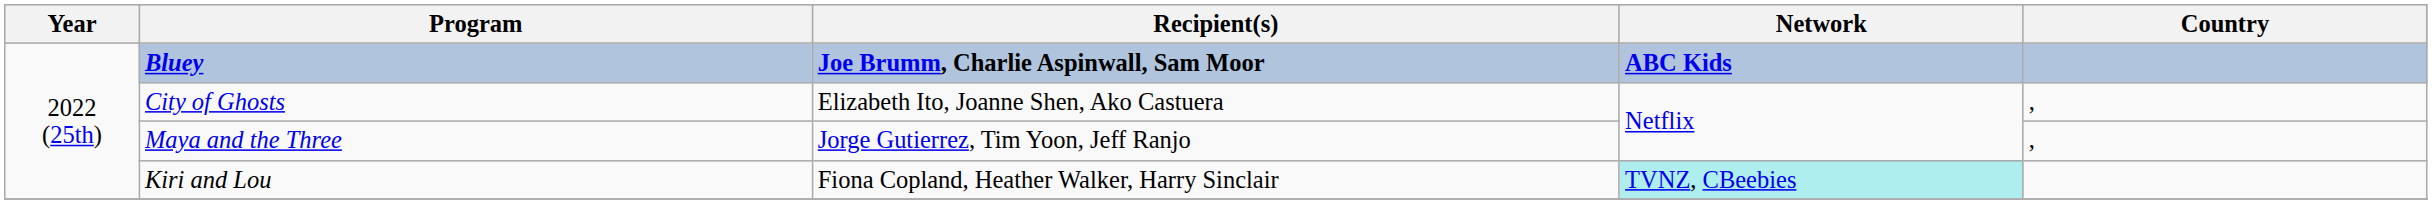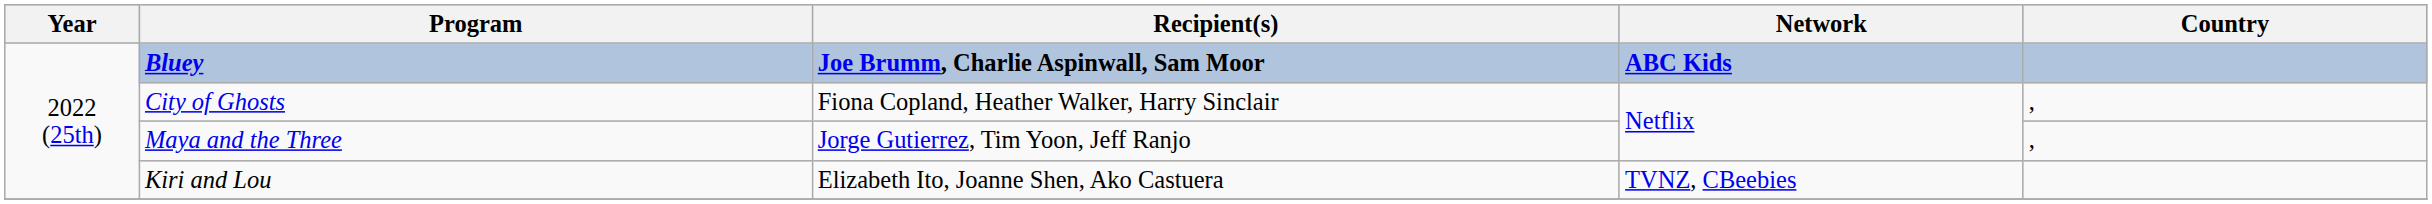(1021, 101) Elizabeth Ito, Joanne Shen, Ako Castuera -> (1048, 101) Fiona Copland, Heather Walker, Harry Sinclair
(1048, 179) Fiona Copland, Heather Walker, Harry Sinclair -> (1021, 179) Elizabeth Ito, Joanne Shen, Ako Castuera
(1711, 179) paleturquoise background -> (1711, 179) no background
